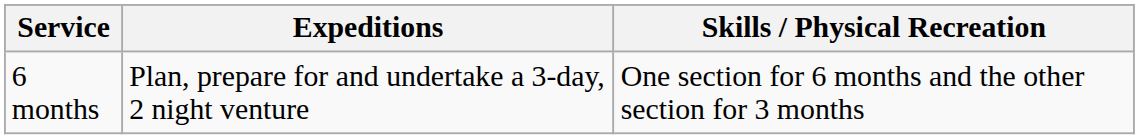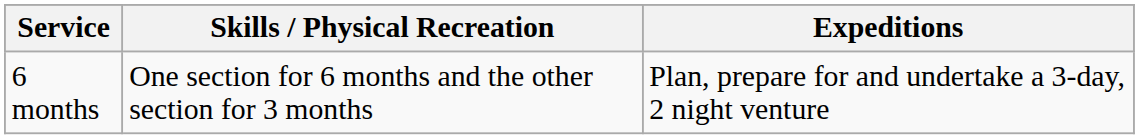columns swapped: (874, 28) <-> (368, 28)
